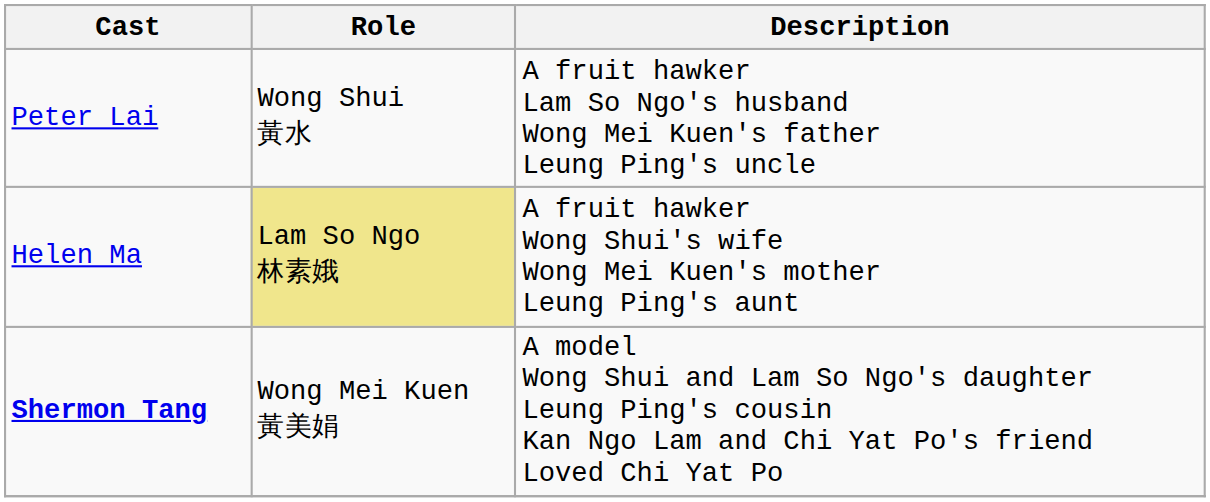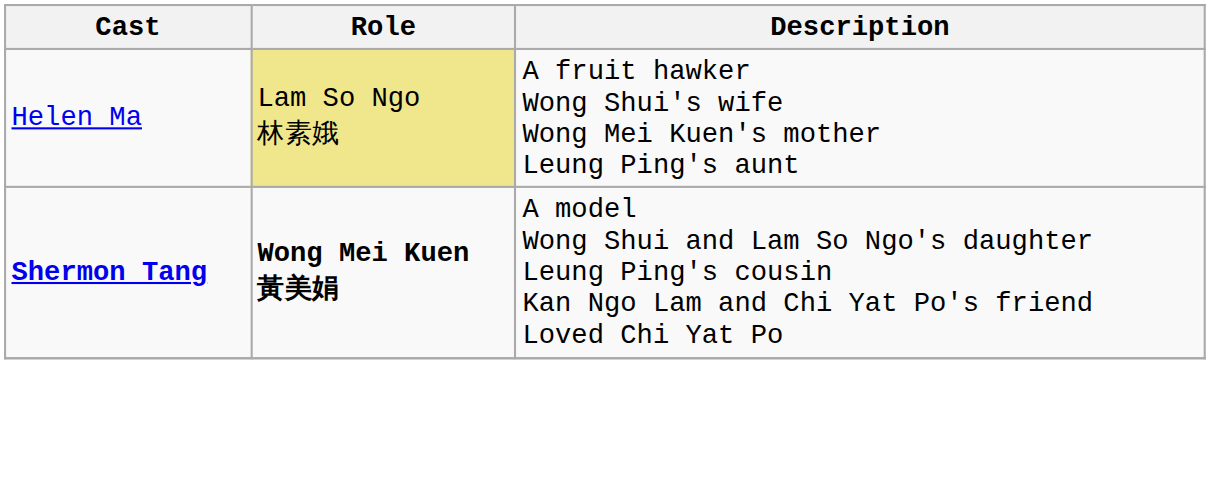- row: (85, 118)
(363, 410) normal -> (363, 271) bold
